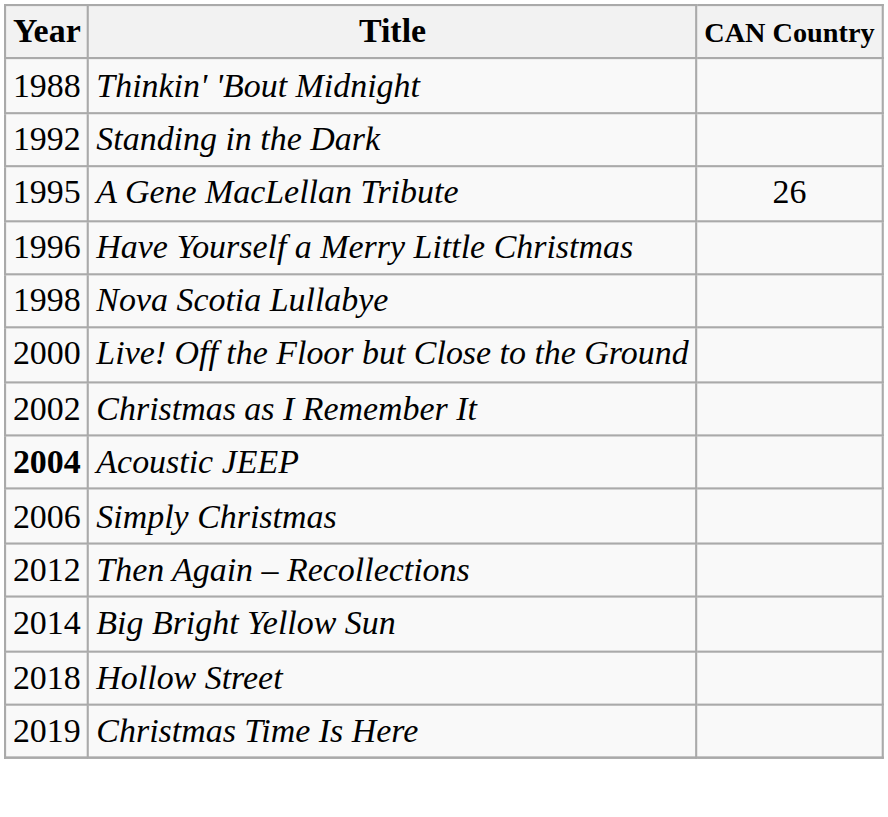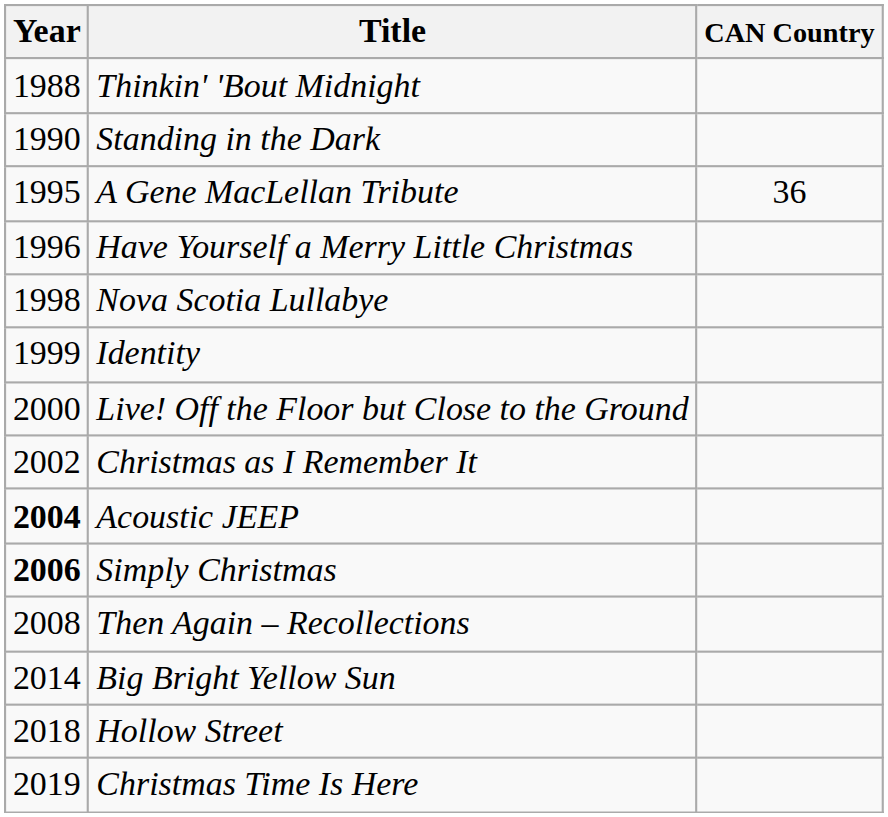(47, 138) 1992 -> (47, 138) 1990
(789, 192) 26 -> (789, 192) 36
+ row: (148, 354)
(47, 515) normal -> (47, 569) bold
(47, 569) 2012 -> (47, 623) 2008
